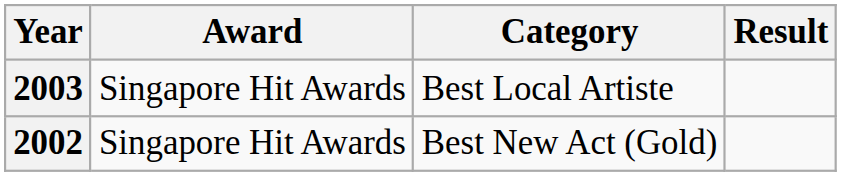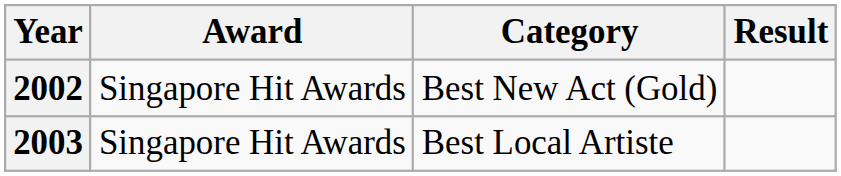rows swapped: (48, 142) <-> (48, 87)
